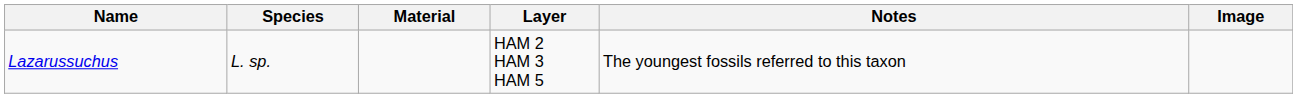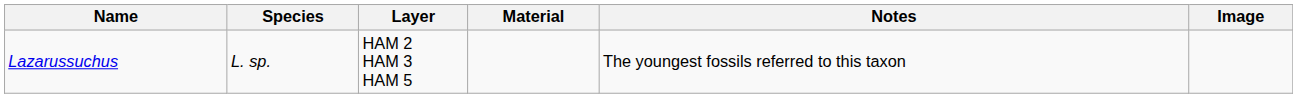columns swapped: (545, 17) <-> (424, 17)
